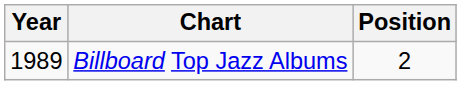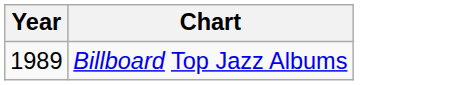- column: (405, 23)
